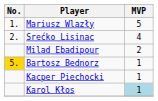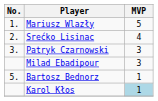+ row: (67, 50)
(139, 50) 2 -> (139, 63) 3
(14, 63) gold background -> (14, 77) no background
- row: (65, 77)
